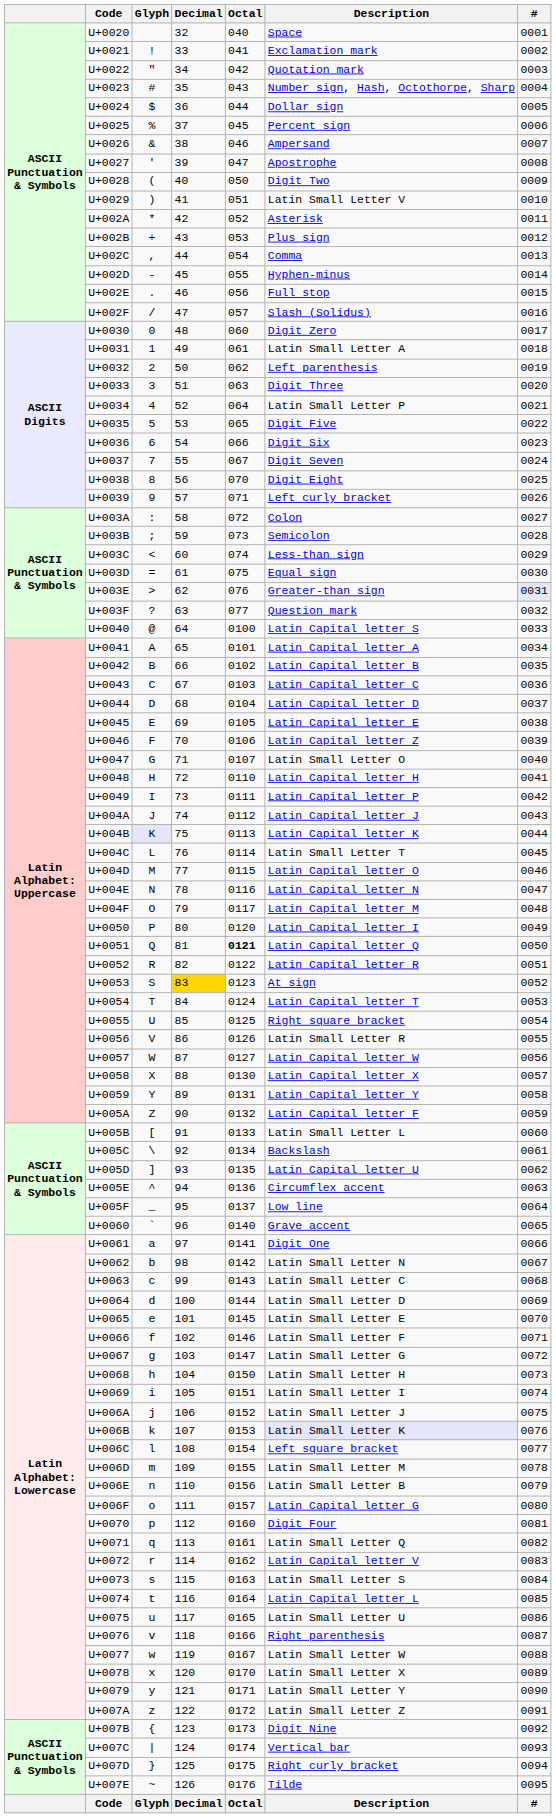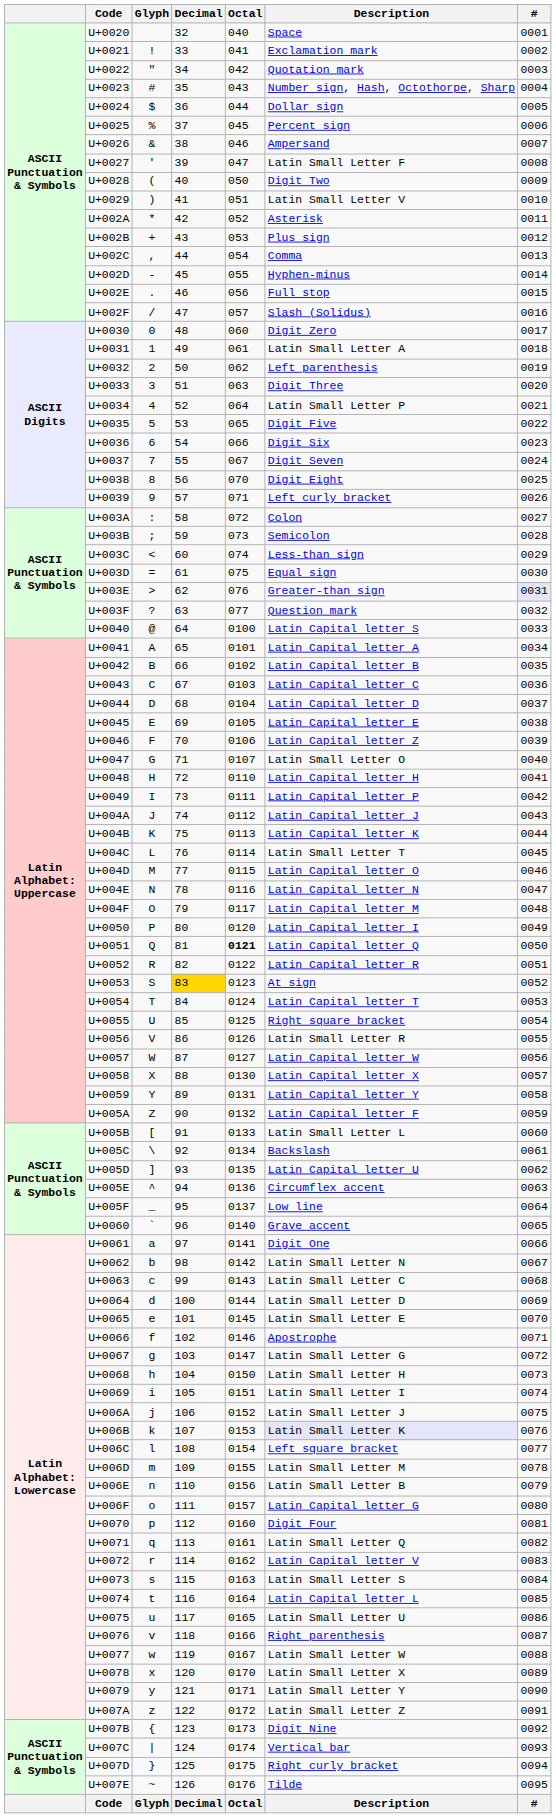(302, 163) Apostrophe -> (336, 163) Latin Small Letter F
(152, 834) lavender background -> (152, 834) no background
(336, 1338) Latin Small Letter F -> (302, 1338) Apostrophe
